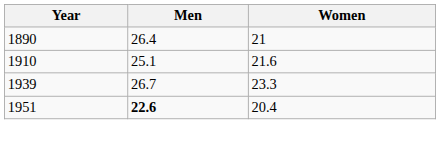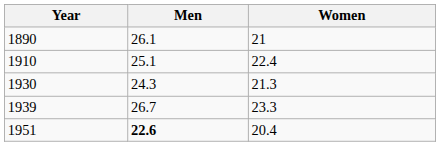(144, 38) 26.4 -> (144, 38) 26.1
(264, 61) 21.6 -> (264, 61) 22.4
+ row: (22, 84)
